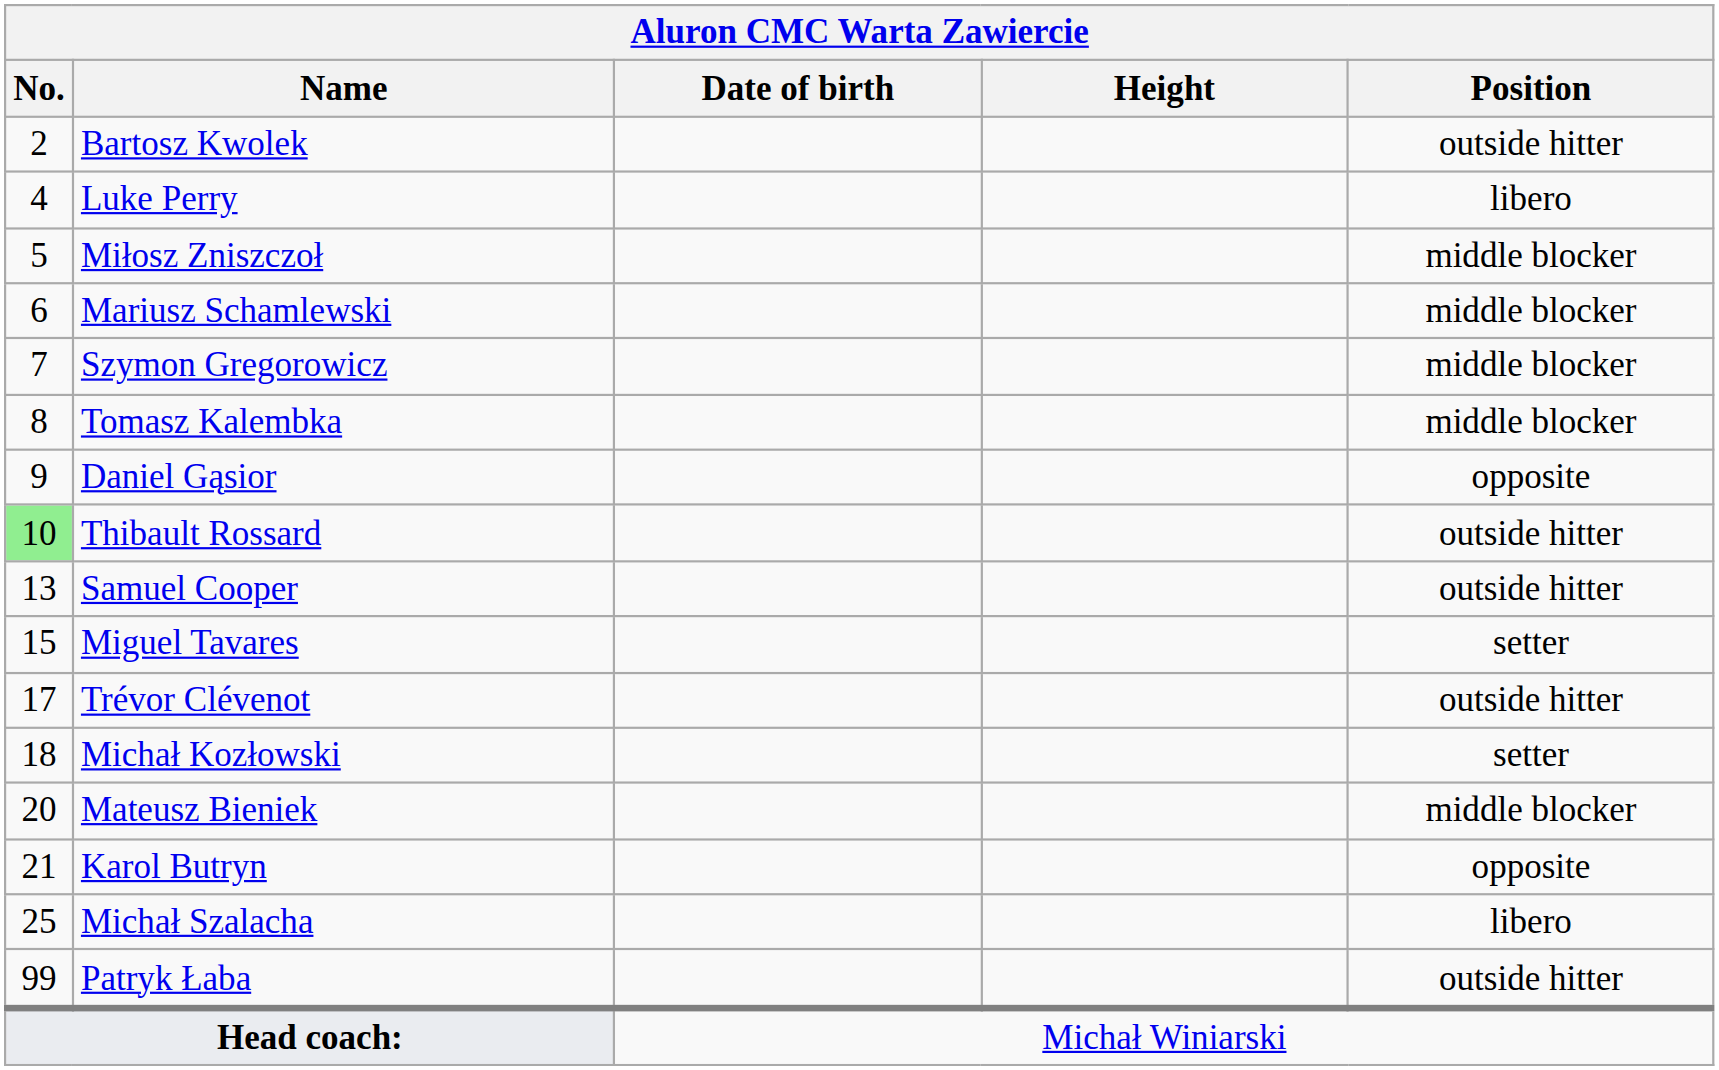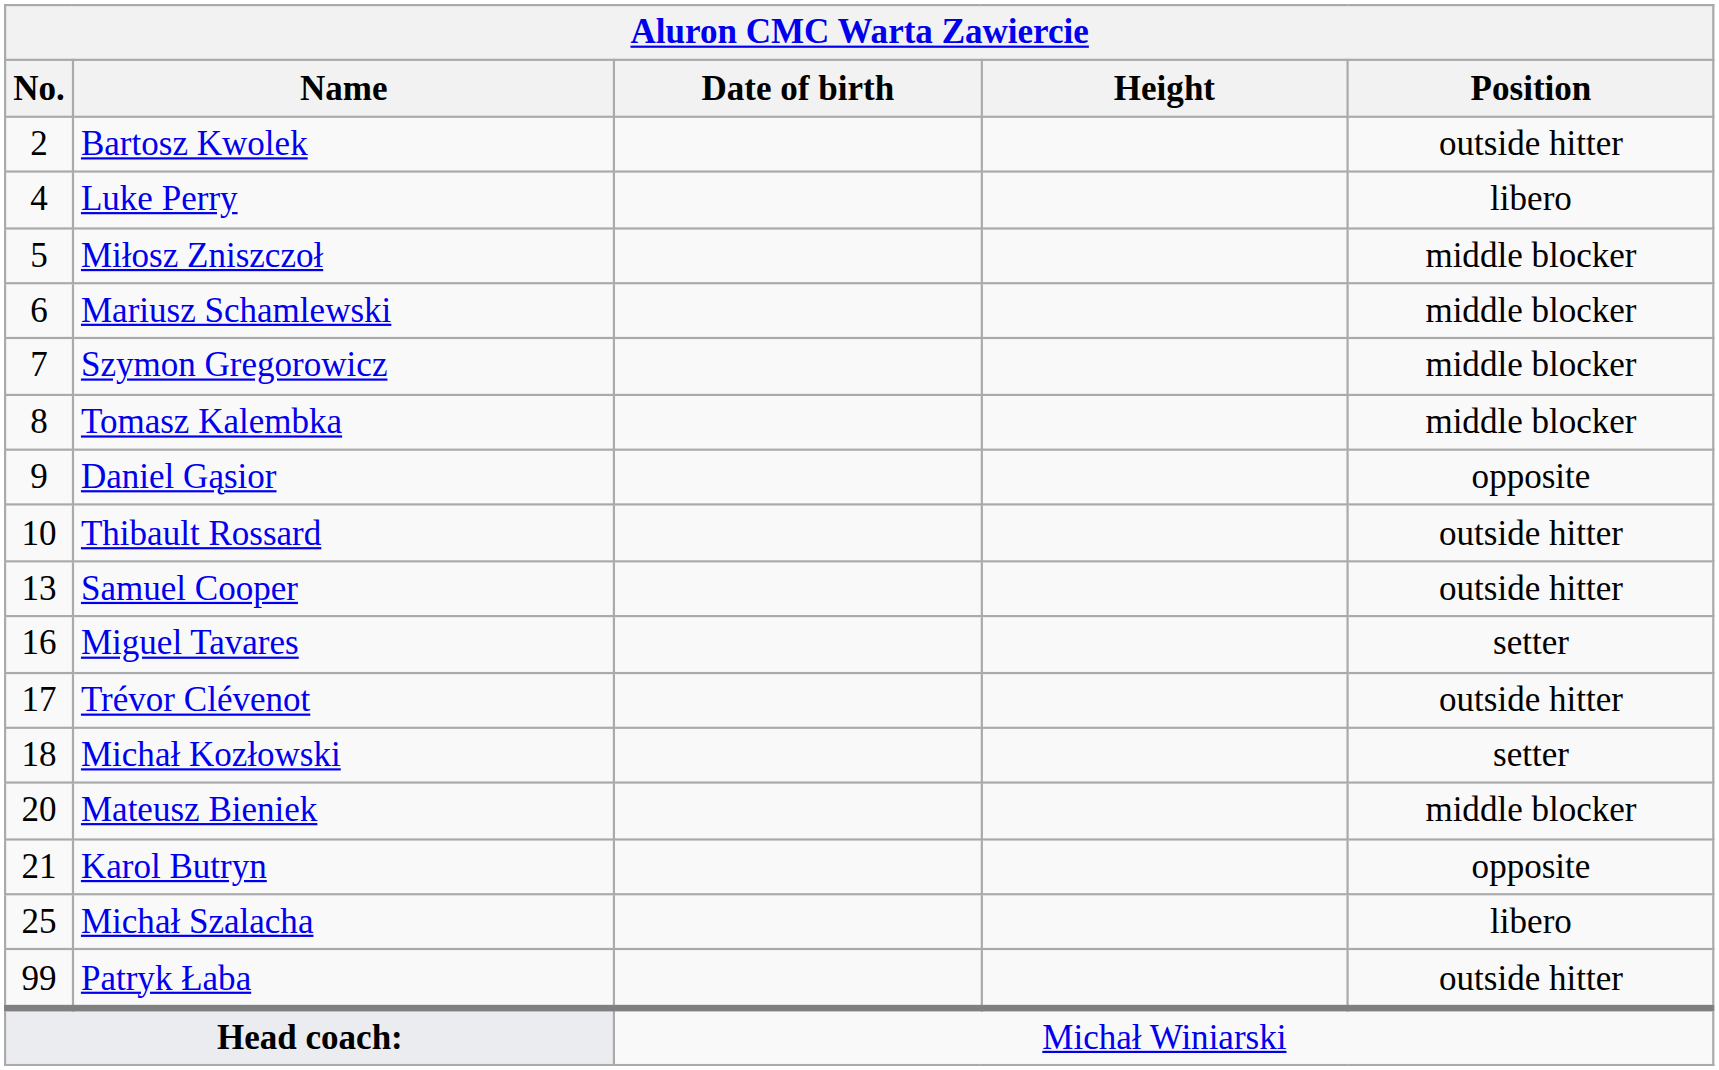(39, 532) lightgreen background -> (39, 532) no background
(39, 643) 15 -> (39, 643) 16
